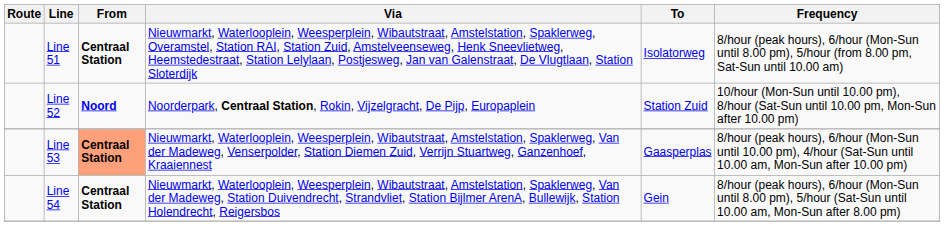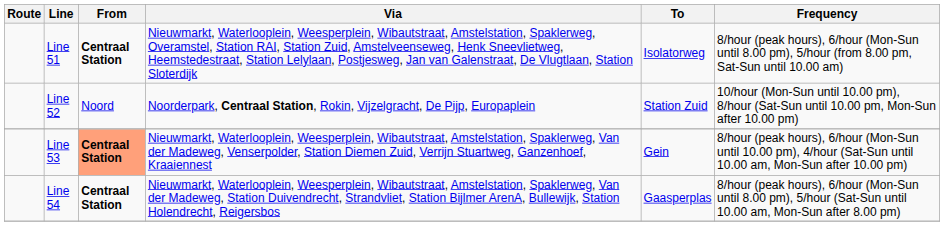(99, 106) bold -> (98, 106) normal
(678, 152) Gaasperplas -> (656, 152) Gein
(656, 198) Gein -> (678, 198) Gaasperplas
